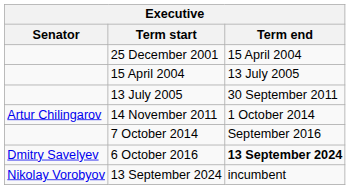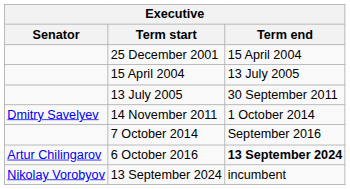(54, 114) Artur Chilingarov -> (53, 114) Dmitry Savelyev
(53, 154) Dmitry Savelyev -> (54, 154) Artur Chilingarov
